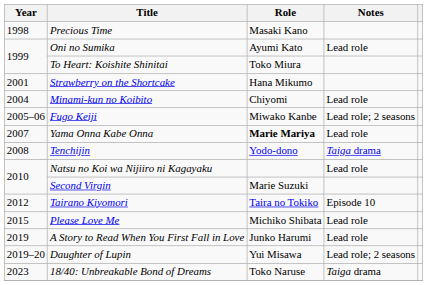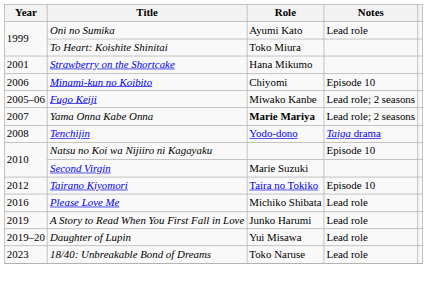- row: (81, 30)
(18, 99) 2004 -> (18, 82) 2006
(347, 99) Lead role -> (351, 82) Episode 10
(347, 133) Lead role -> (371, 116) Lead role; 2 seasons
(347, 168) Lead role -> (351, 151) Episode 10
(18, 220) 2015 -> (18, 202) 2016
(371, 254) Lead role; 2 seasons -> (347, 237) Lead role
(354, 271) Taiga drama -> (347, 254) Lead role
